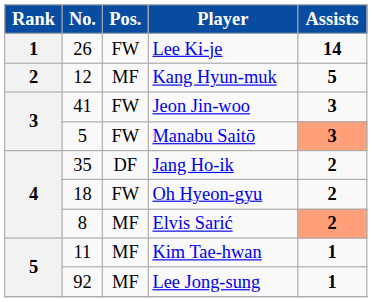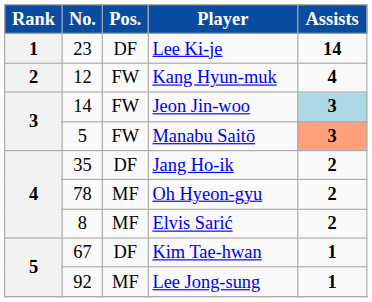(82, 48) 26 -> (82, 48) 23
(125, 48) FW -> (125, 48) DF
(125, 77) MF -> (125, 77) FW
(332, 77) 5 -> (332, 77) 4
(82, 106) 41 -> (82, 106) 14
(332, 106) no background -> (332, 106) lightblue background
(82, 194) 18 -> (82, 194) 78
(125, 194) FW -> (125, 194) MF
(332, 223) lightsalmon background -> (332, 223) no background
(82, 252) 11 -> (82, 252) 67
(125, 252) MF -> (125, 252) DF
